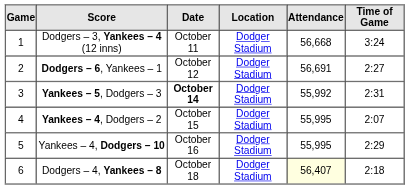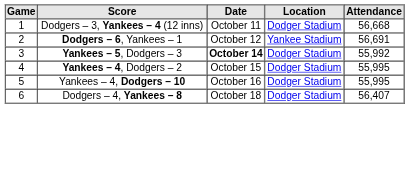- column: (375, 17)
(253, 68) Dodger Stadium -> (304, 40) Yankee Stadium
(316, 171) lightyellow background -> (374, 96) no background
